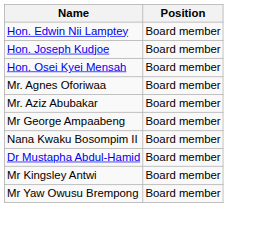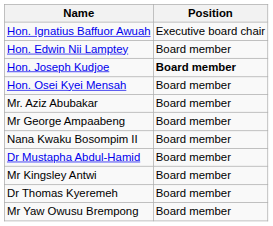+ row: (79, 31)
(183, 49) normal -> (196, 67) bold
- row: (57, 85)
+ row: (62, 193)
